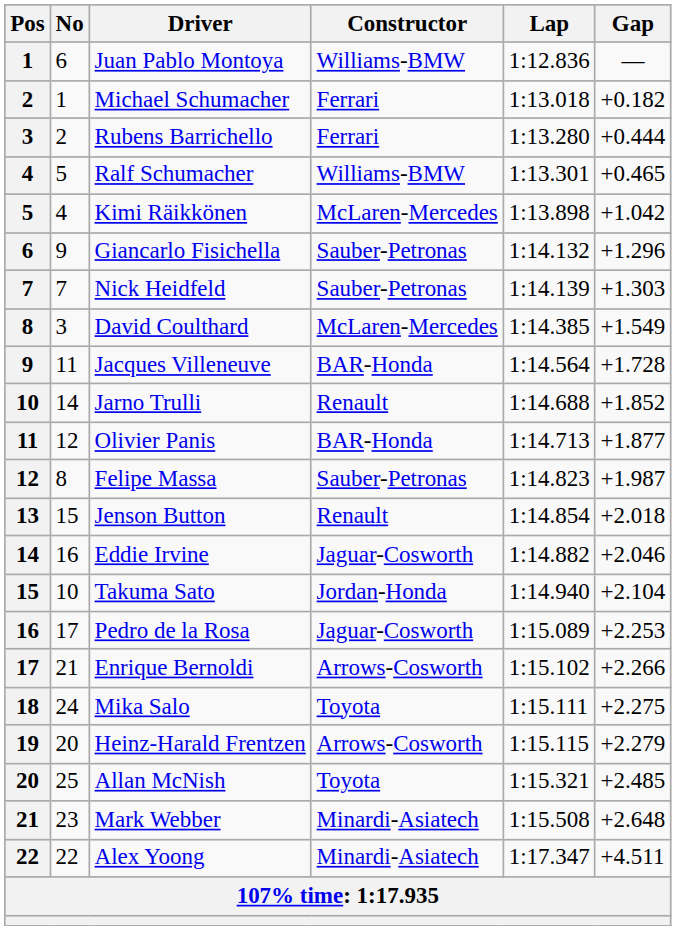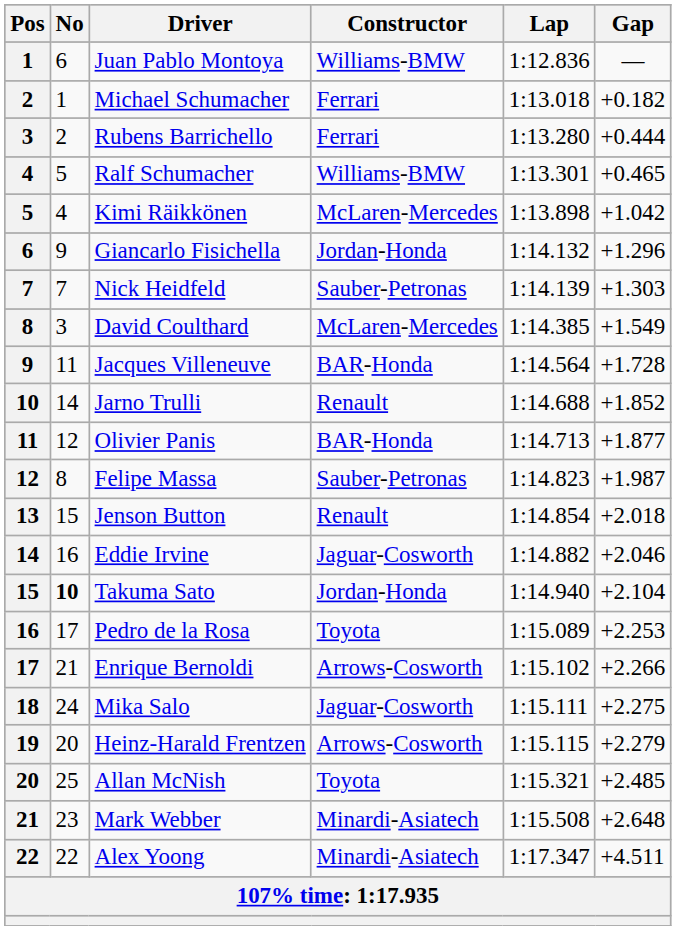(392, 250) Sauber-Petronas -> (382, 250) Jordan-Honda
(67, 591) normal -> (67, 591) bold
(395, 629) Jaguar-Cosworth -> (348, 629) Toyota
(348, 705) Toyota -> (395, 705) Jaguar-Cosworth
